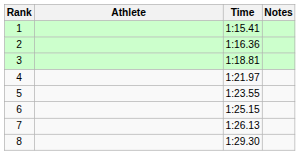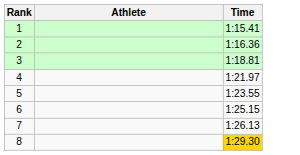- column: (279, 12)
(243, 142) no background -> (243, 142) gold background
